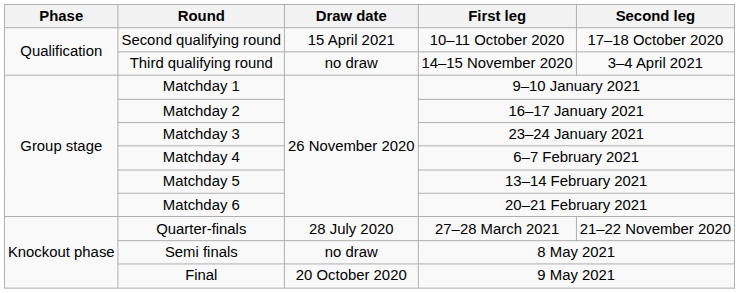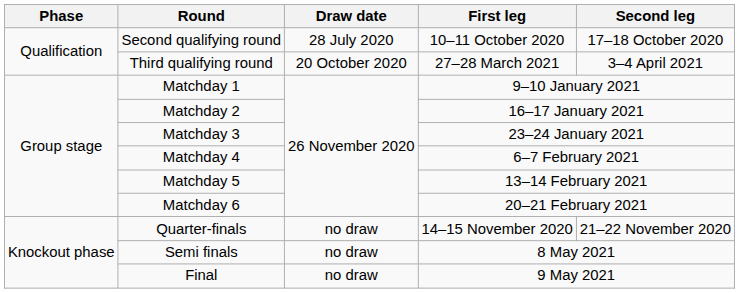(351, 39) 15 April 2021 -> (351, 39) 28 July 2020
(351, 63) no draw -> (351, 63) 20 October 2020
(497, 63) 14–15 November 2020 -> (497, 63) 27–28 March 2021
(351, 228) 28 July 2020 -> (351, 228) no draw
(497, 228) 27–28 March 2021 -> (497, 228) 14–15 November 2020
(351, 275) 20 October 2020 -> (351, 275) no draw
